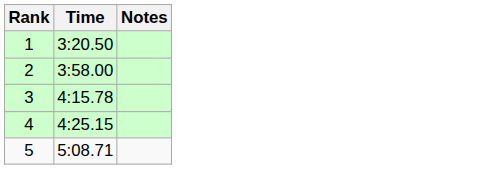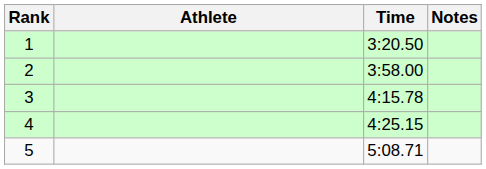+ column: (208, 17)
